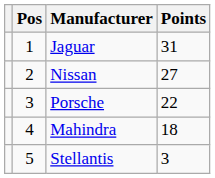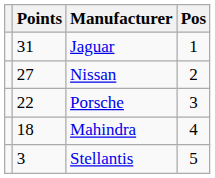columns swapped: (29, 18) <-> (184, 18)
